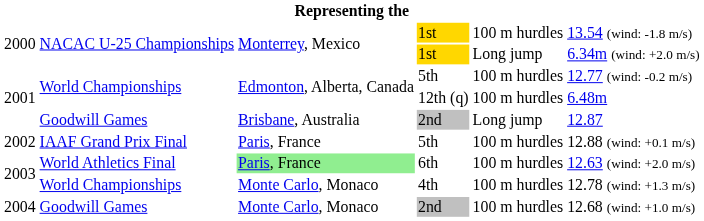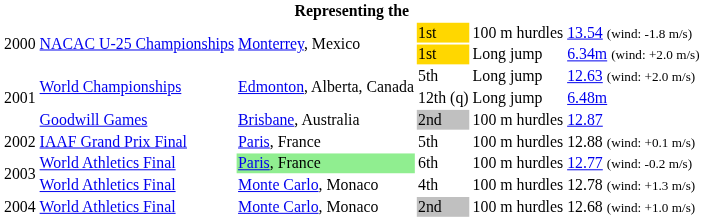(518, 76) 100 m hurdles -> (508, 76) Long jump
(630, 76) 12.77 (wind: -0.2 m/s) -> (631, 76) 12.63 (wind: +2.0 m/s)
(518, 98) 100 m hurdles -> (508, 98) Long jump
(508, 119) Long jump -> (518, 119) 100 m hurdles
(631, 163) 12.63 (wind: +2.0 m/s) -> (630, 163) 12.77 (wind: -0.2 m/s)
(110, 185) World Championships -> (108, 185) World Athletics Final
(94, 206) Goodwill Games -> (108, 206) World Athletics Final
